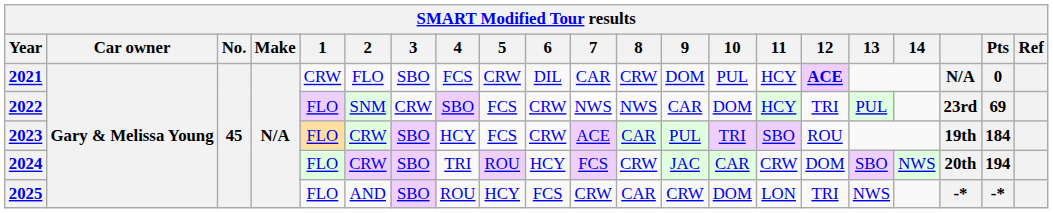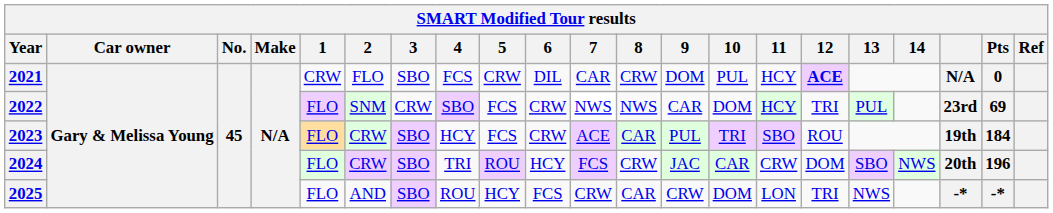(998, 164) 194 -> (998, 164) 196
